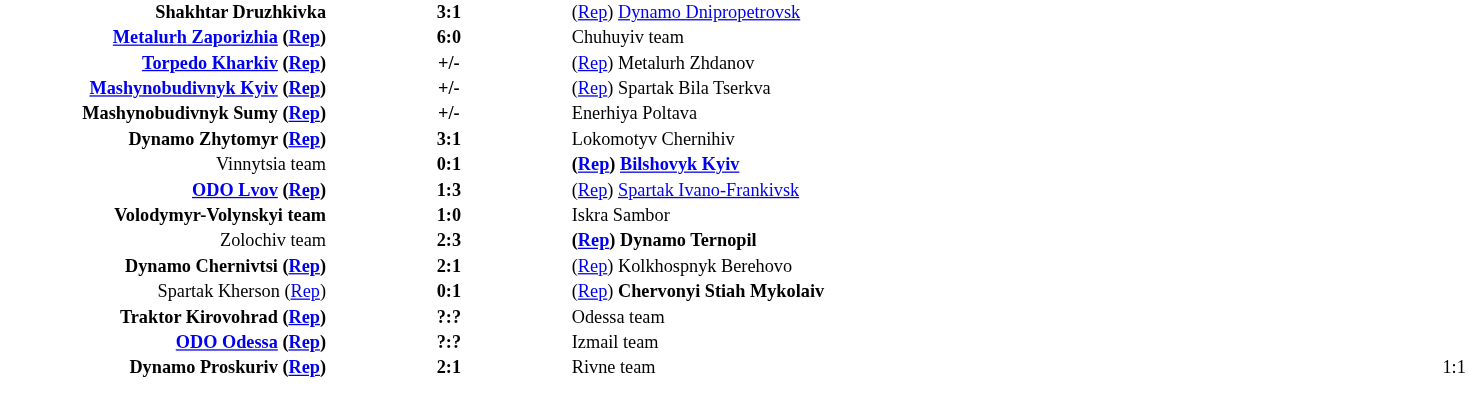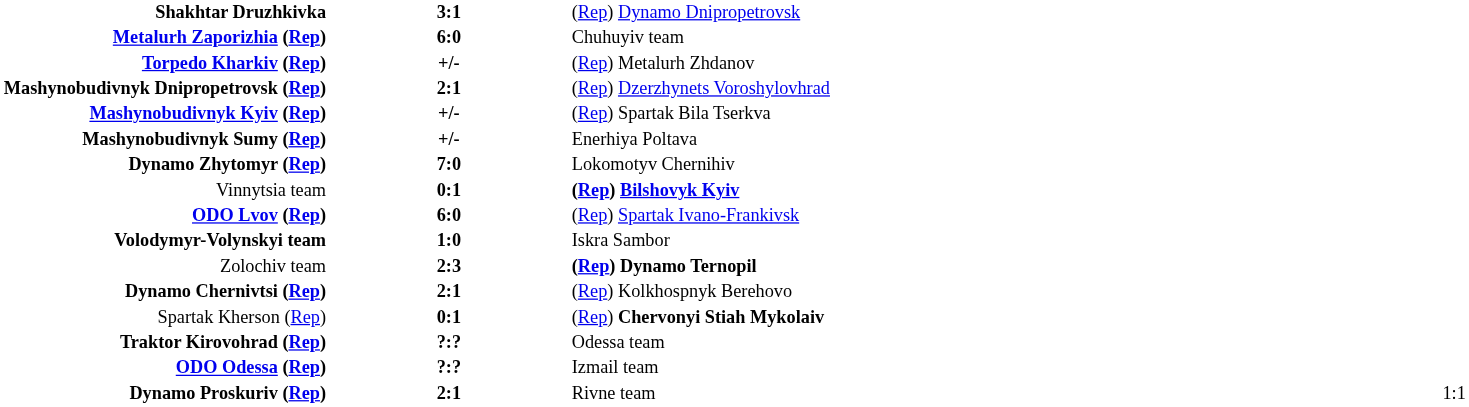+ row: (165, 88)
(449, 139) 3:1 -> (449, 164) 7:0
(449, 189) 1:3 -> (449, 215) 6:0
